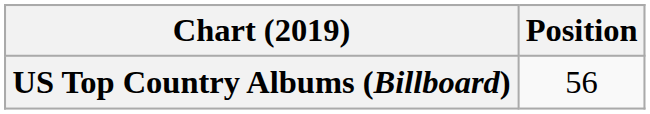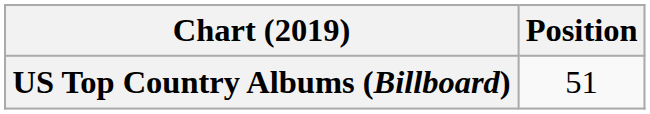(582, 81) 56 -> (582, 81) 51
